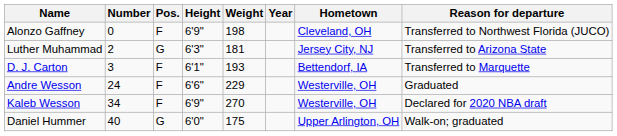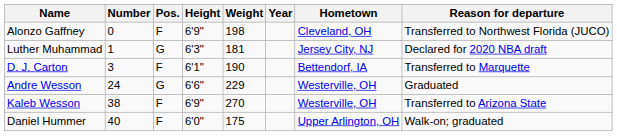(111, 49) 2 -> (111, 49) 1
(475, 49) Transferred to Arizona State -> (476, 49) Declared for 2020 NBA draft
(235, 67) 193 -> (235, 67) 190
(159, 85) F -> (160, 85) G
(114, 103) 34 -> (114, 103) 38
(476, 103) Declared for 2020 NBA draft -> (475, 103) Transferred to Arizona State
(160, 121) G -> (159, 121) F
